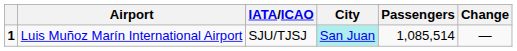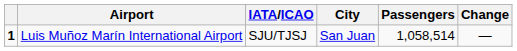(347, 35) paleturquoise background -> (347, 35) no background
(426, 35) 1,085,514 -> (426, 35) 1,058,514
